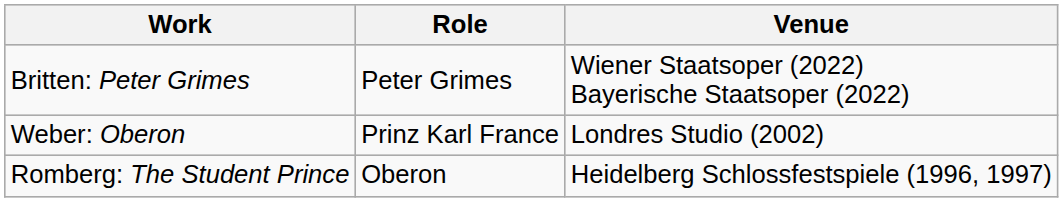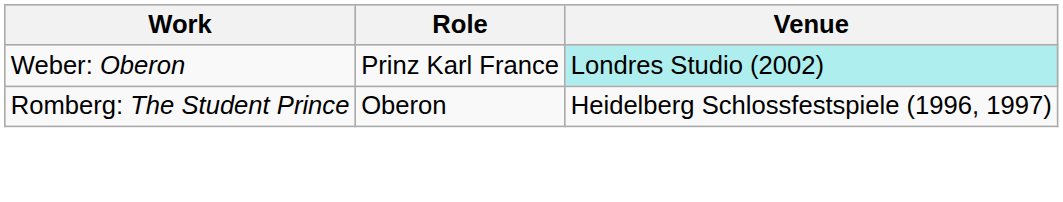- row: (130, 79)
(697, 134) no background -> (697, 65) paleturquoise background
